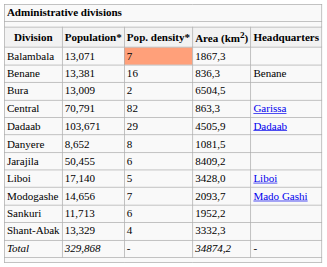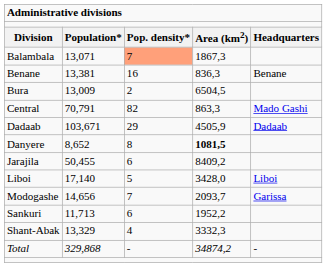(270, 108) Garissa -> (281, 108) Mado Gashi
(210, 143) normal -> (210, 143) bold
(281, 196) Mado Gashi -> (270, 196) Garissa
